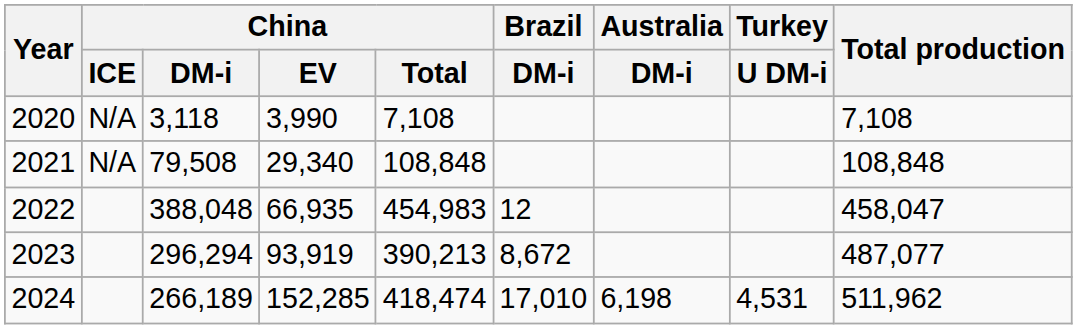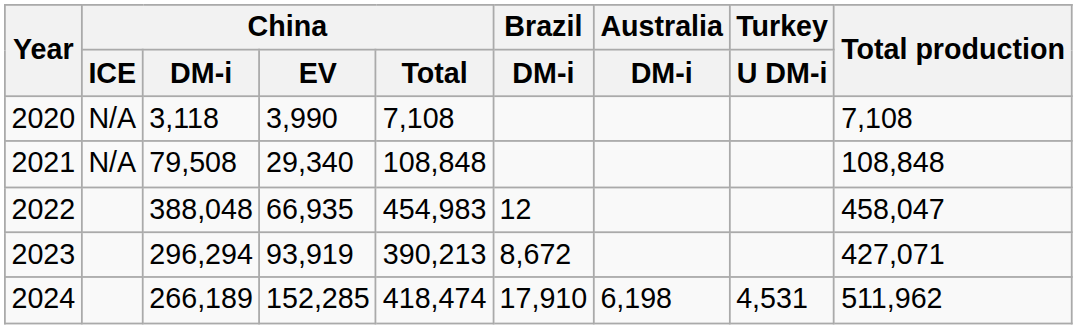(893, 254) 487,077 -> (893, 254) 427,071
(543, 299) 17,010 -> (543, 299) 17,910
